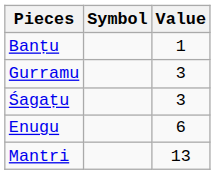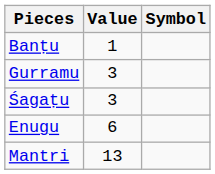columns swapped: (117, 19) <-> (181, 19)
